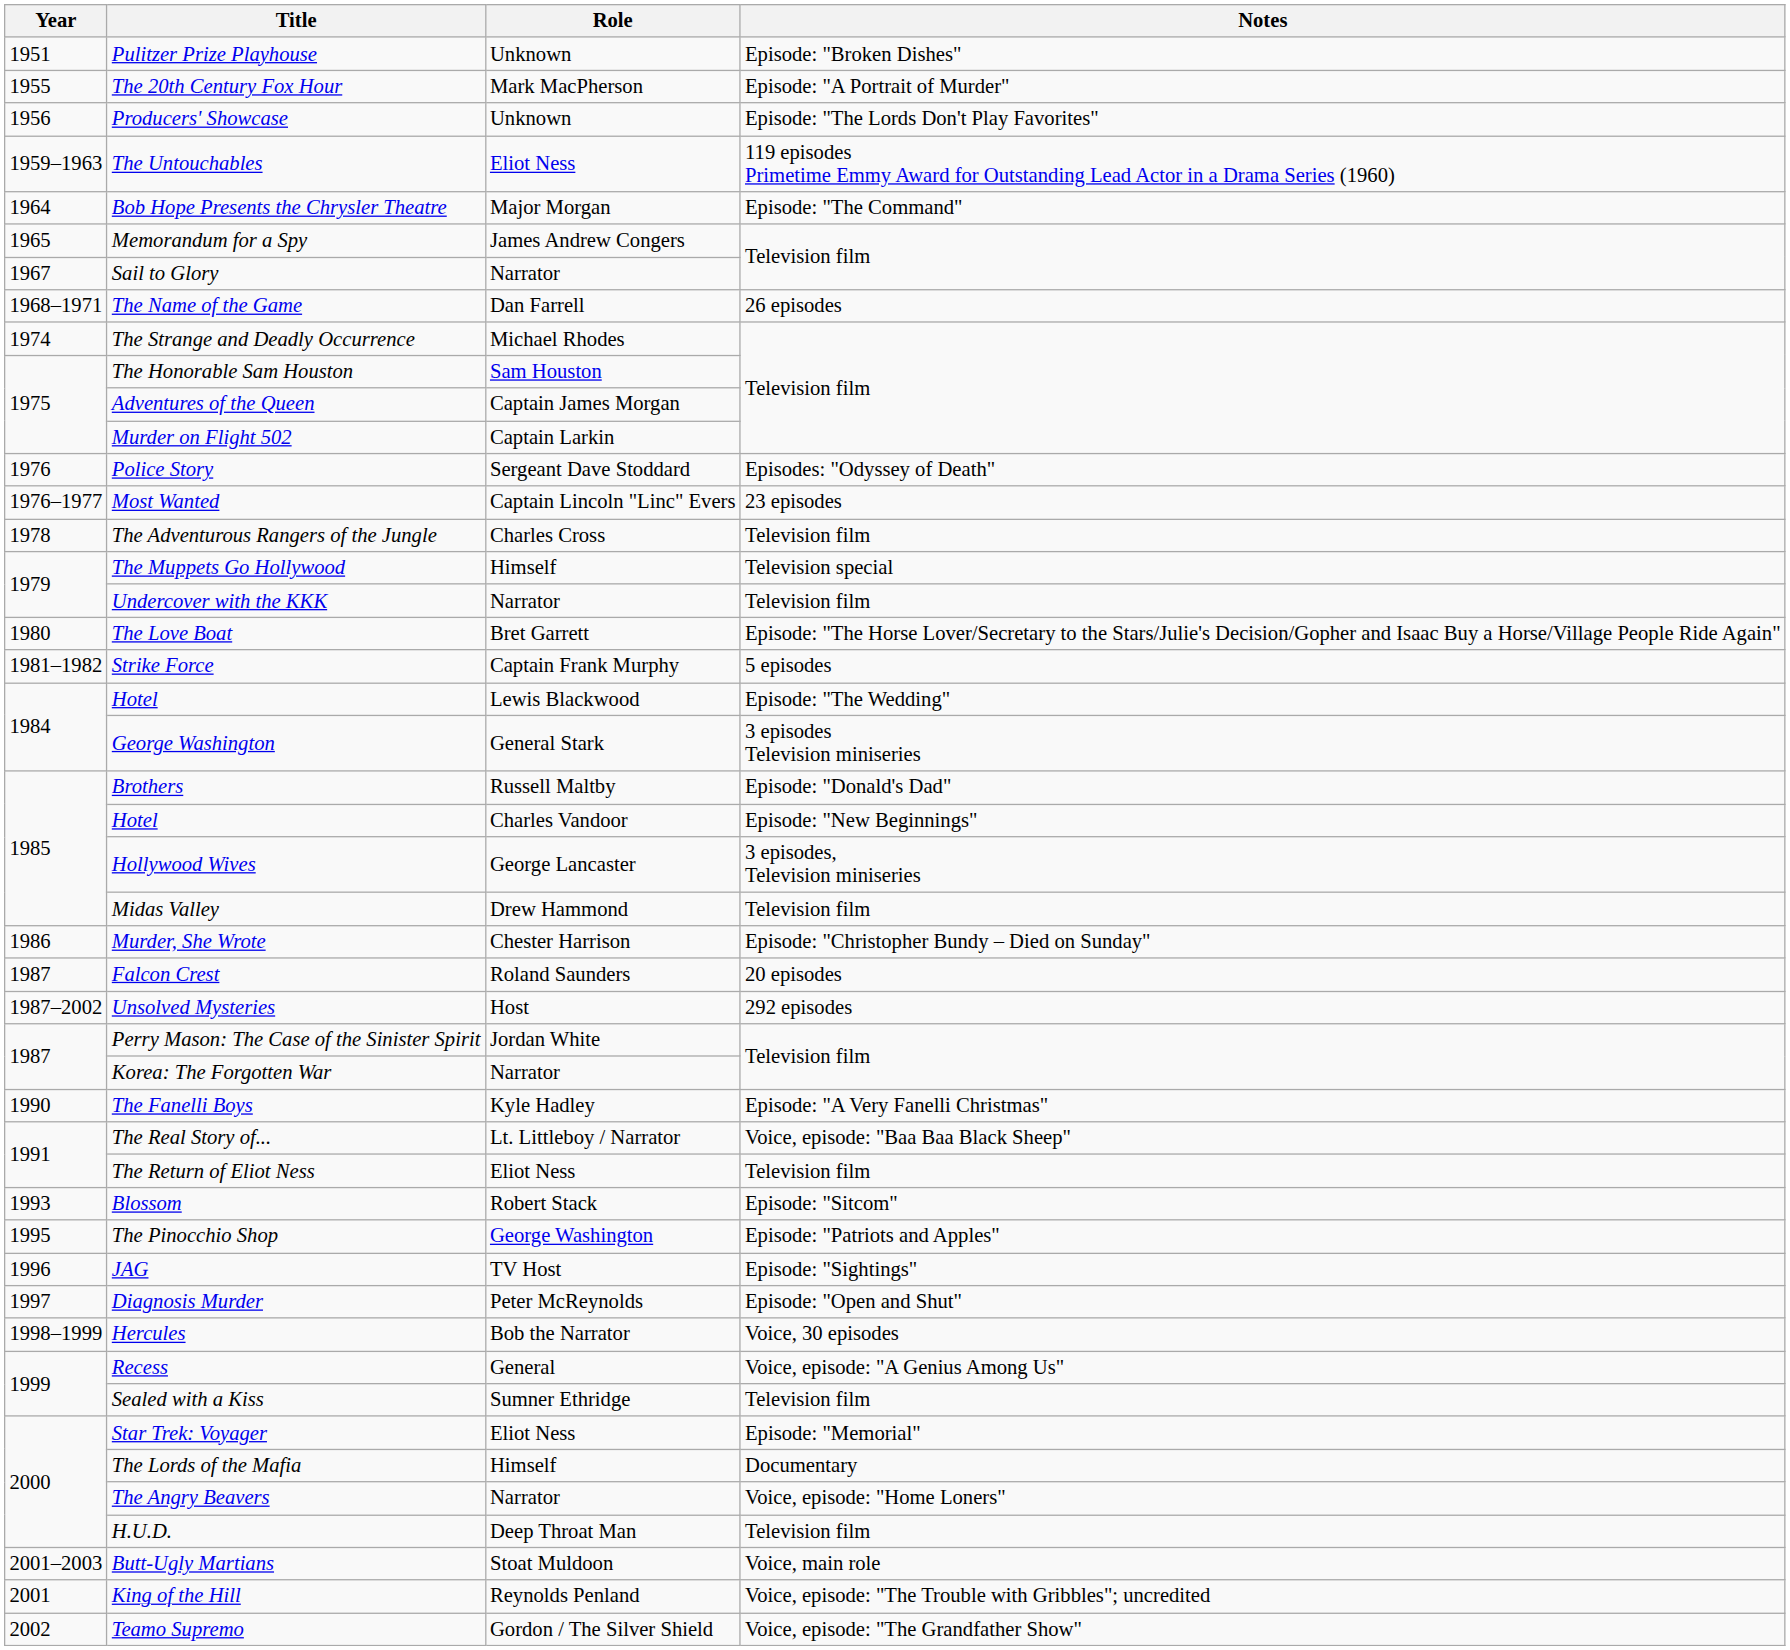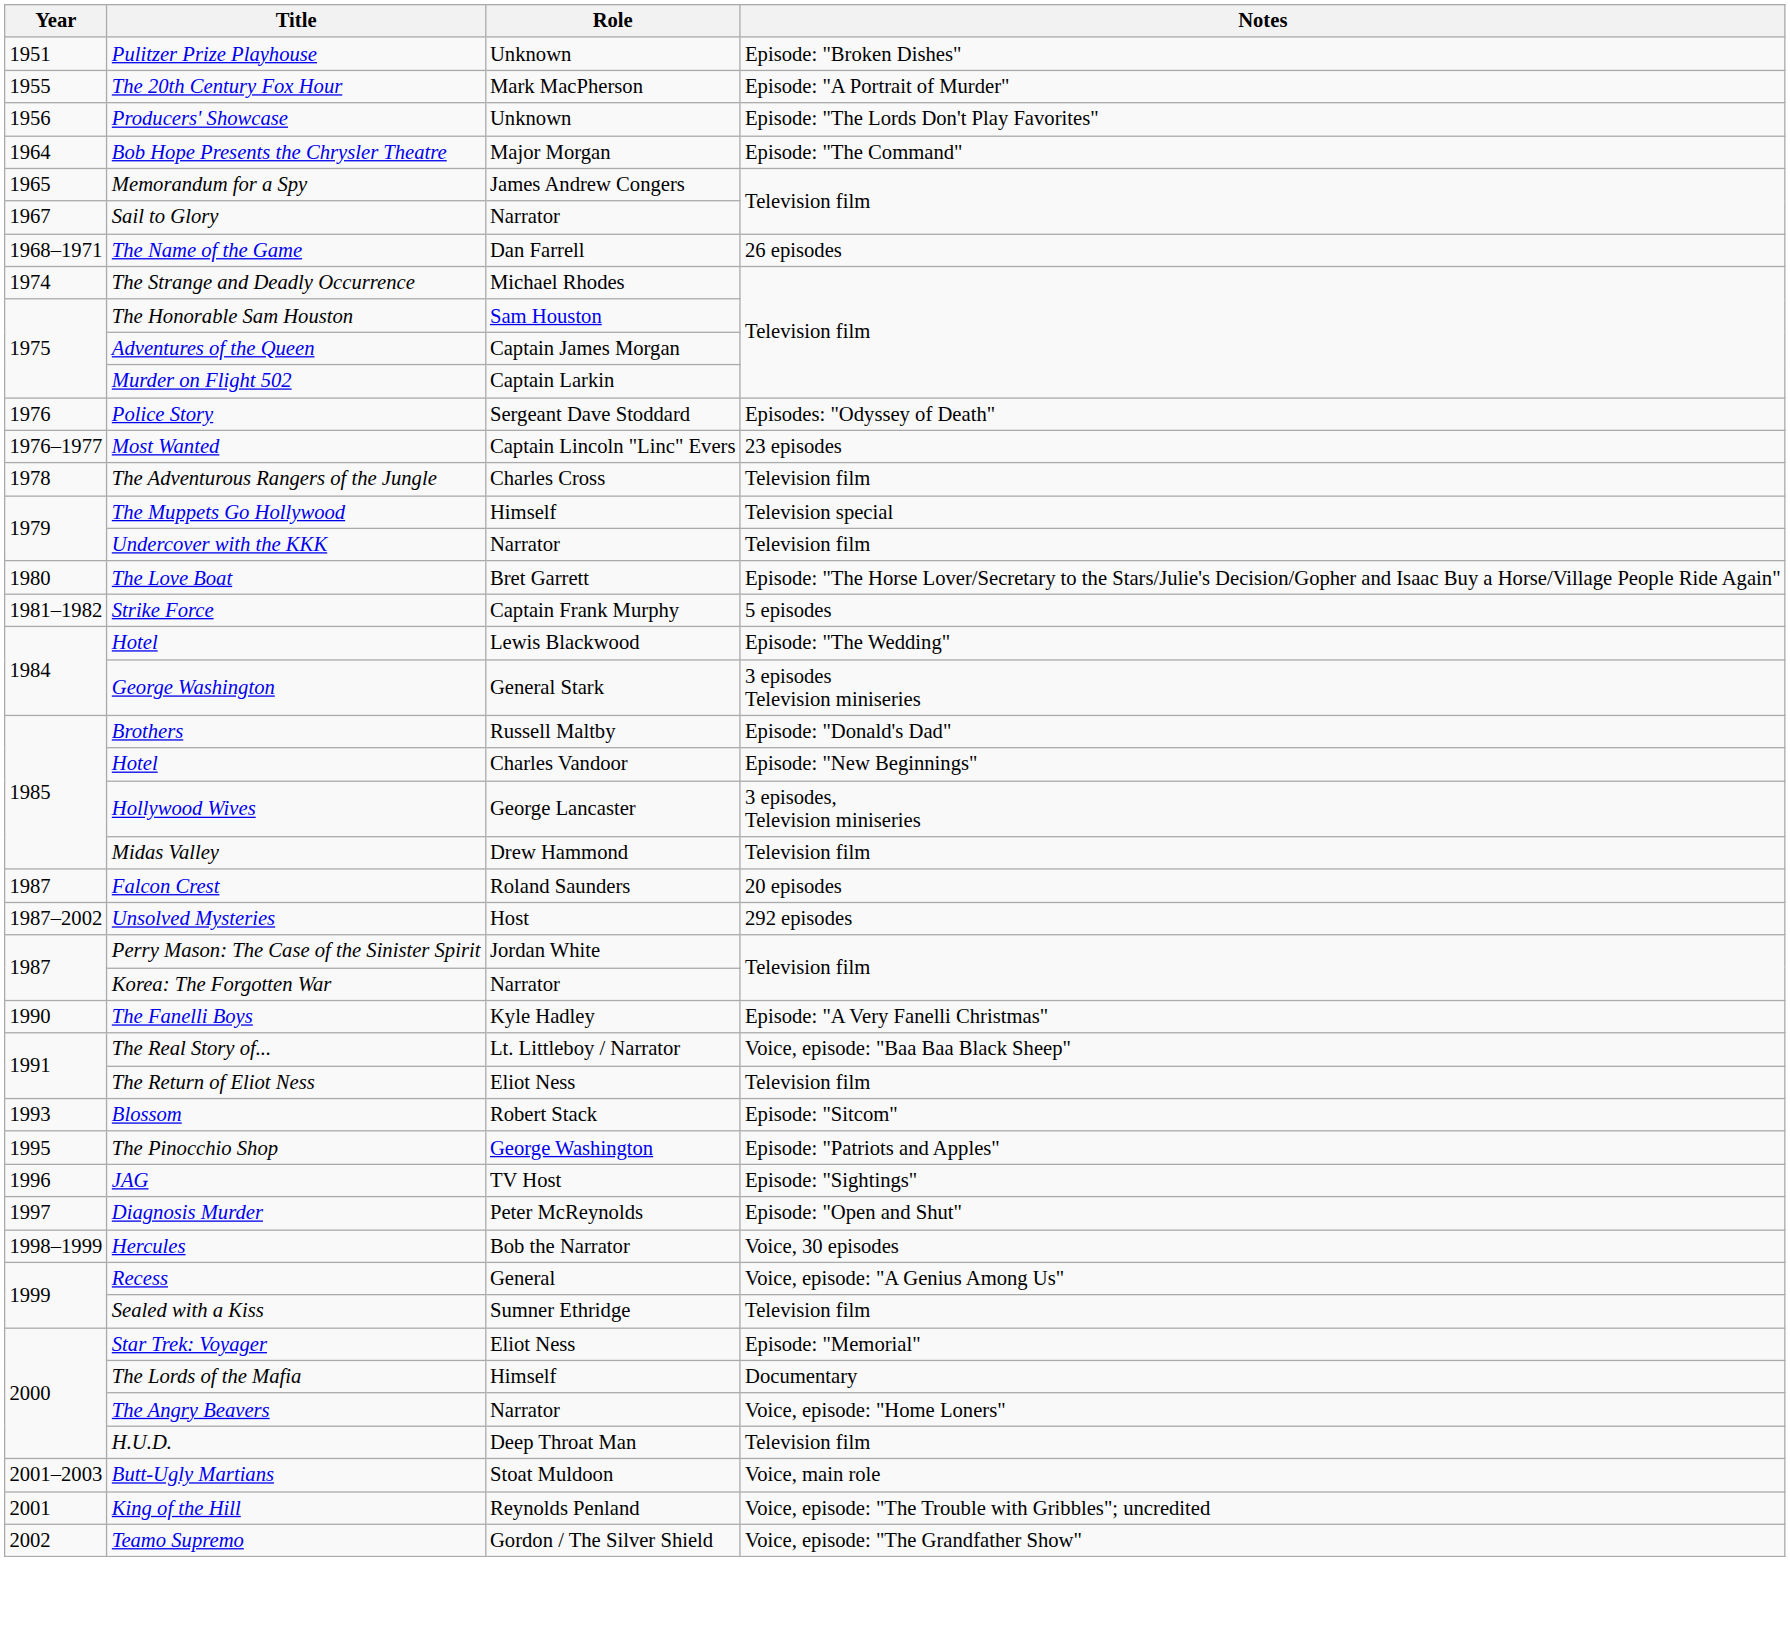- row: (187, 163)
- row: (189, 941)
